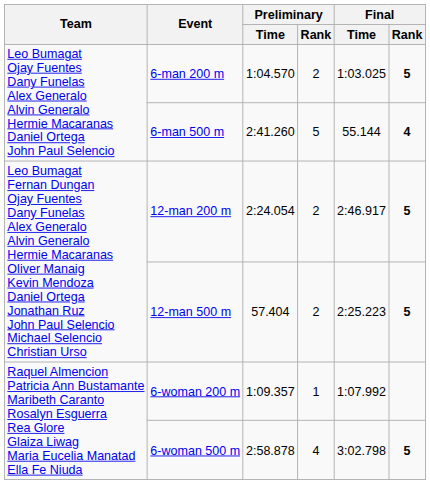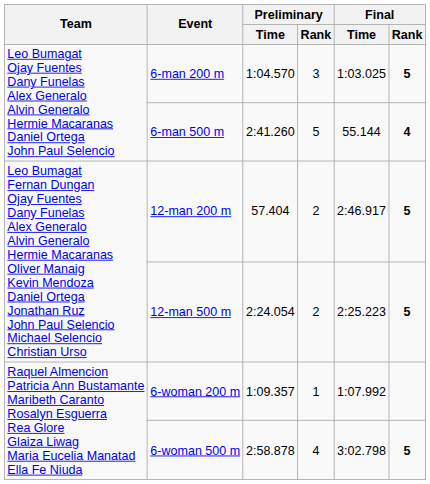(316, 74) 2 -> (316, 74) 3
(270, 212) 2:24.054 -> (270, 212) 57.404
(270, 312) 57.404 -> (270, 312) 2:24.054
